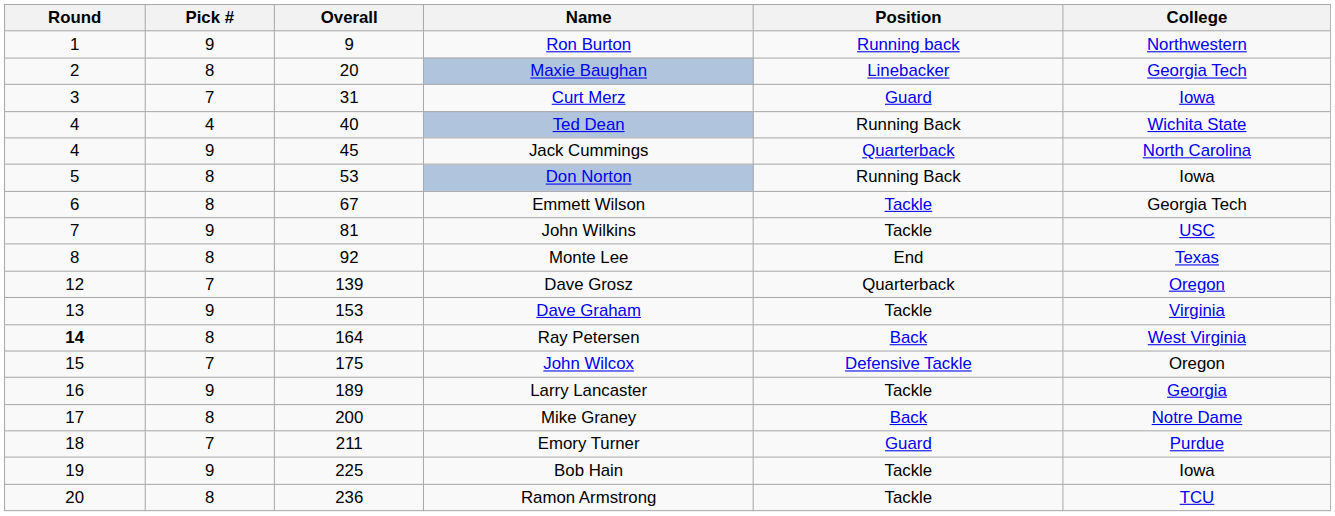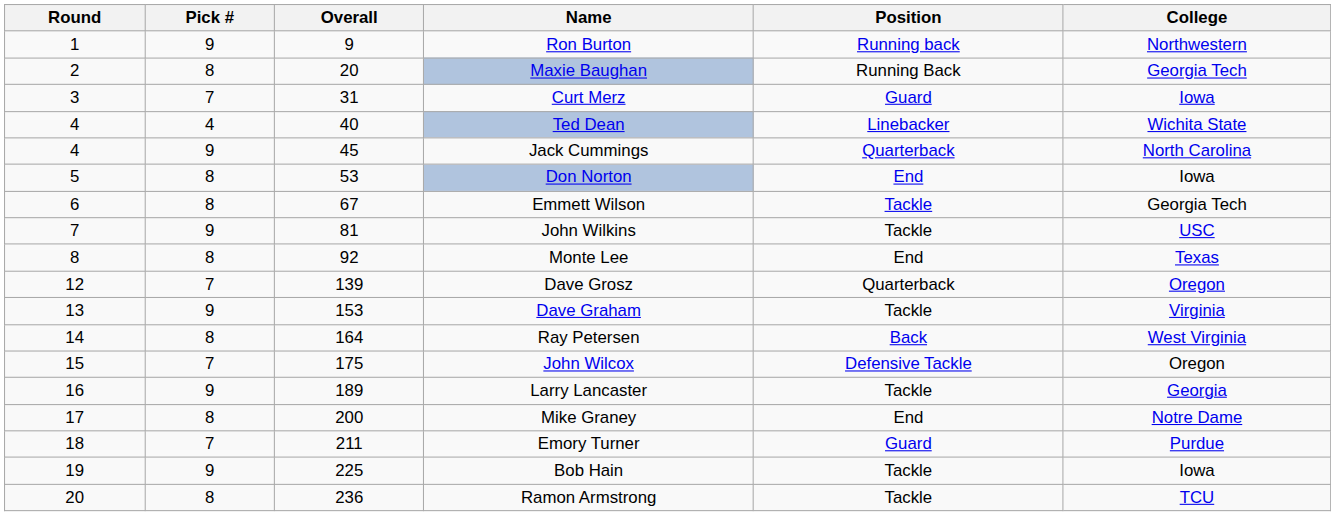(908, 71) Linebacker -> (908, 71) Running Back
(908, 124) Running Back -> (908, 124) Linebacker
(908, 177) Running Back -> (908, 177) End
(75, 337) bold -> (75, 337) normal
(908, 417) Back -> (908, 417) End
